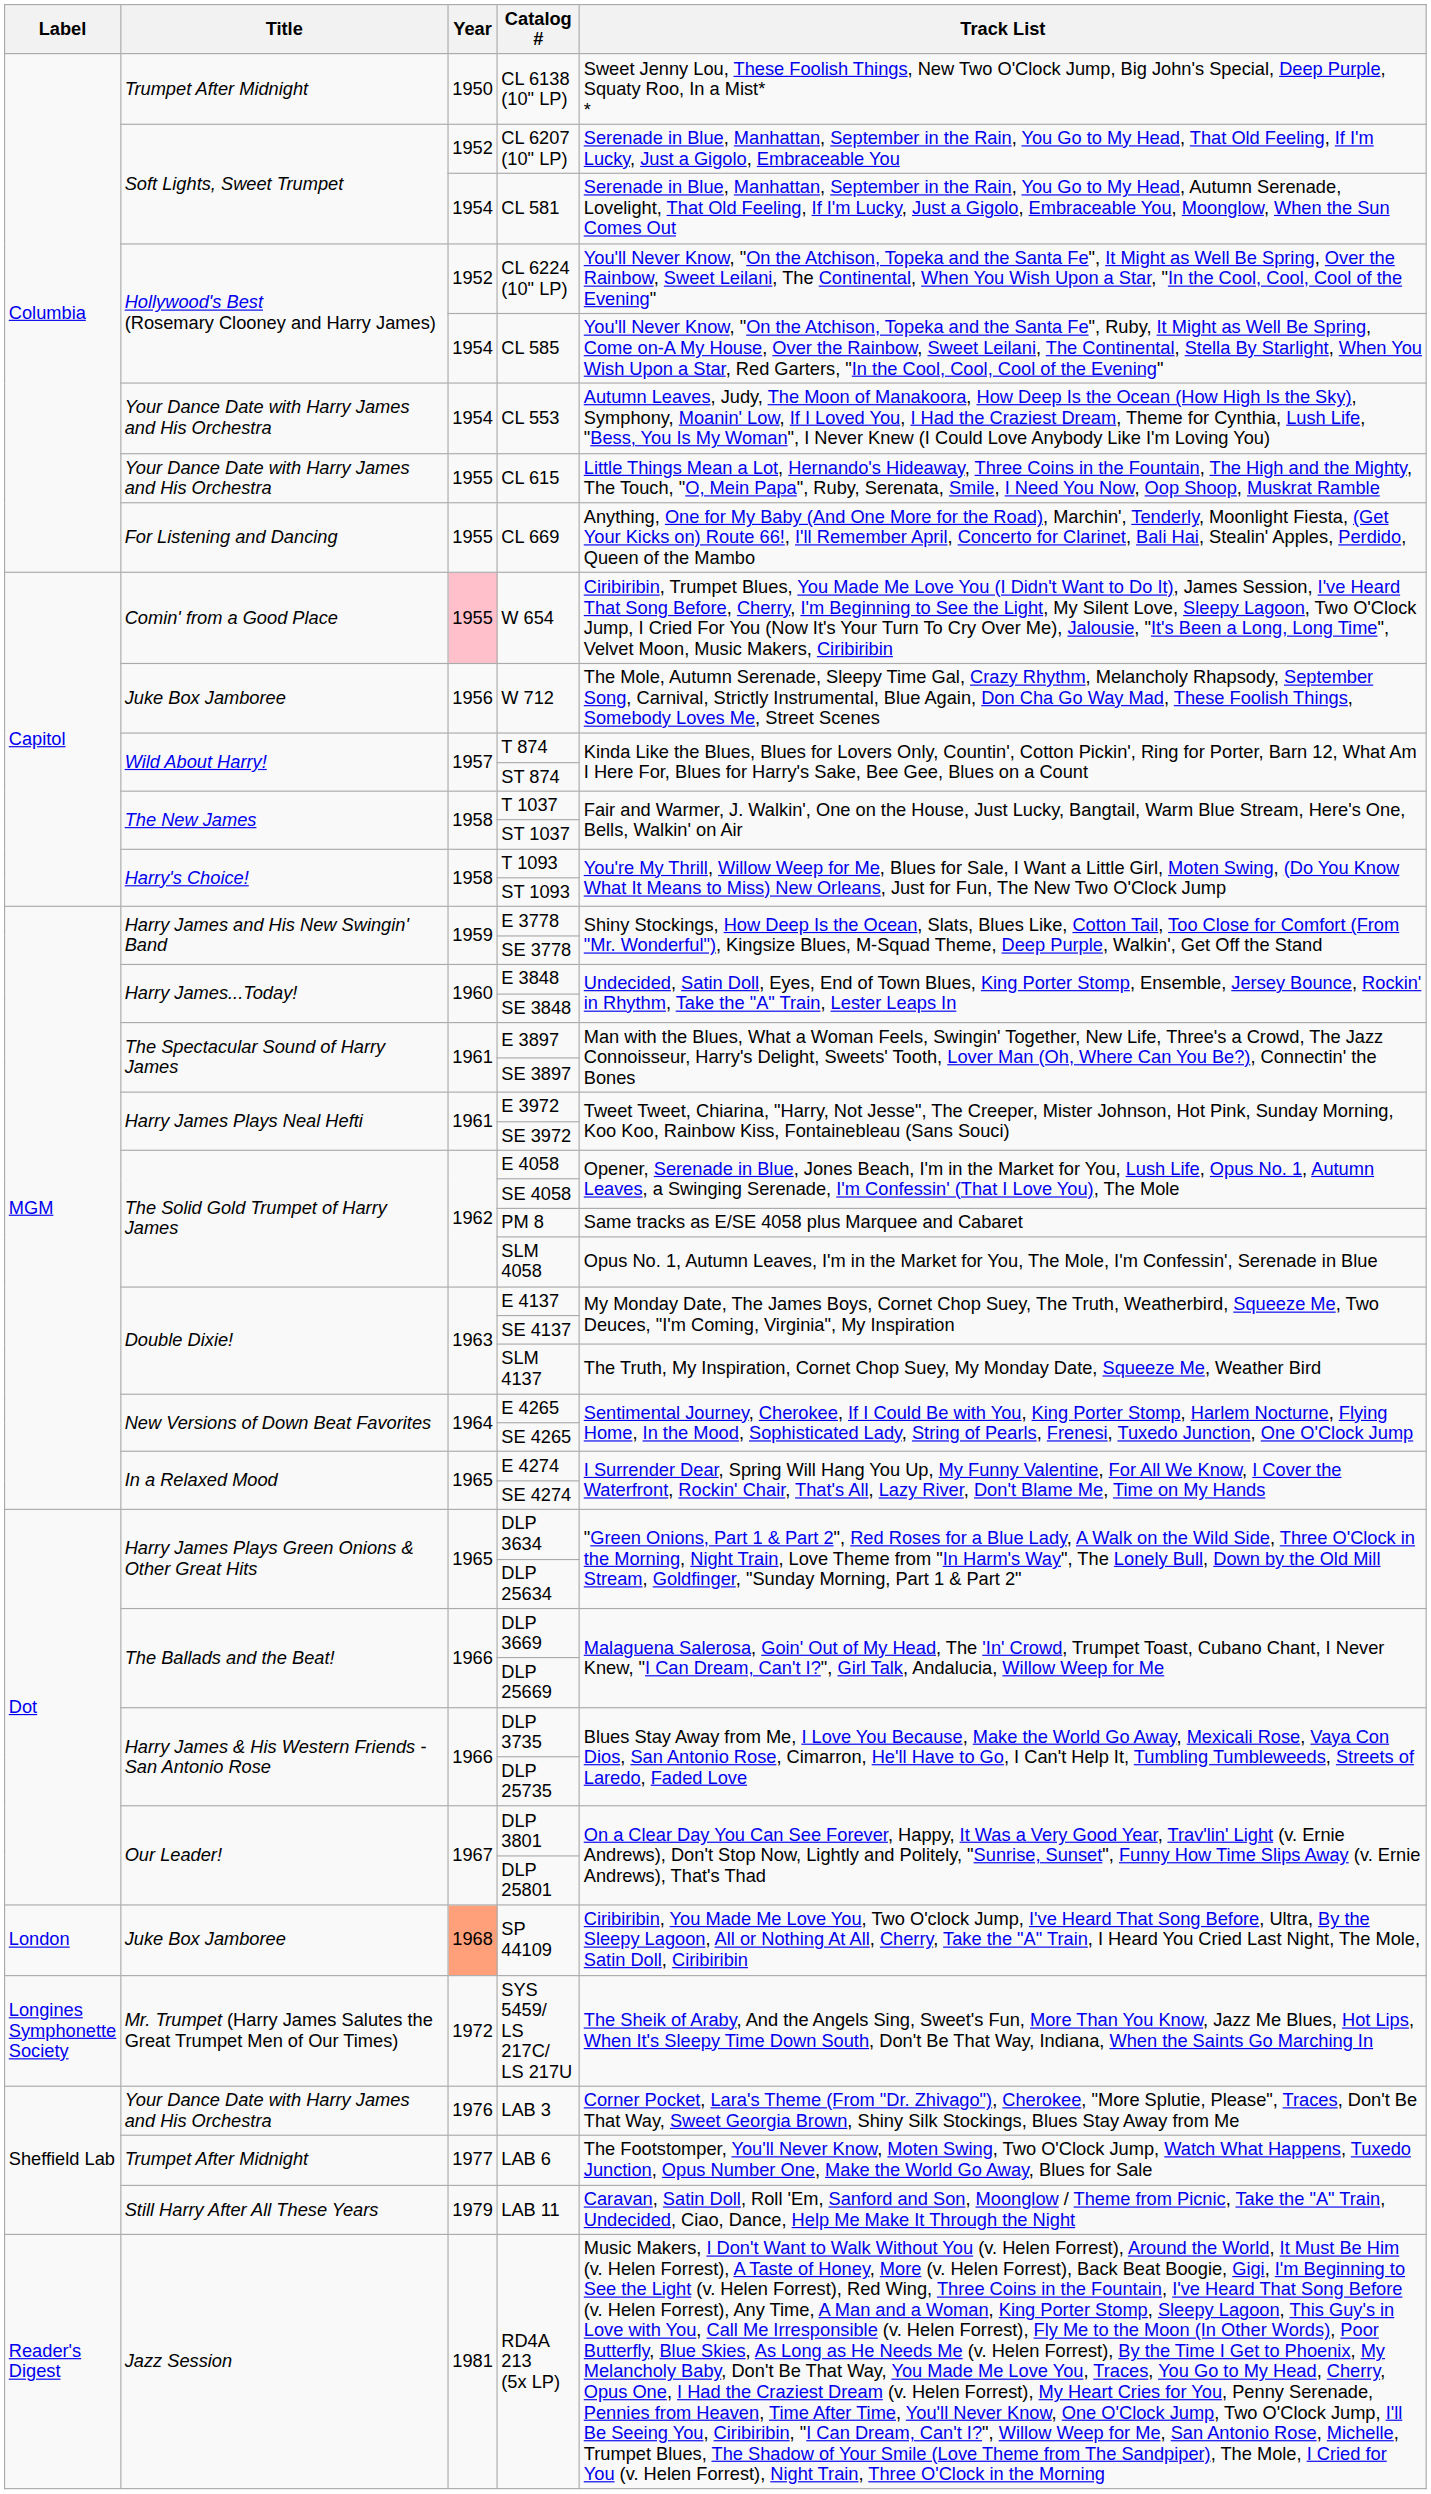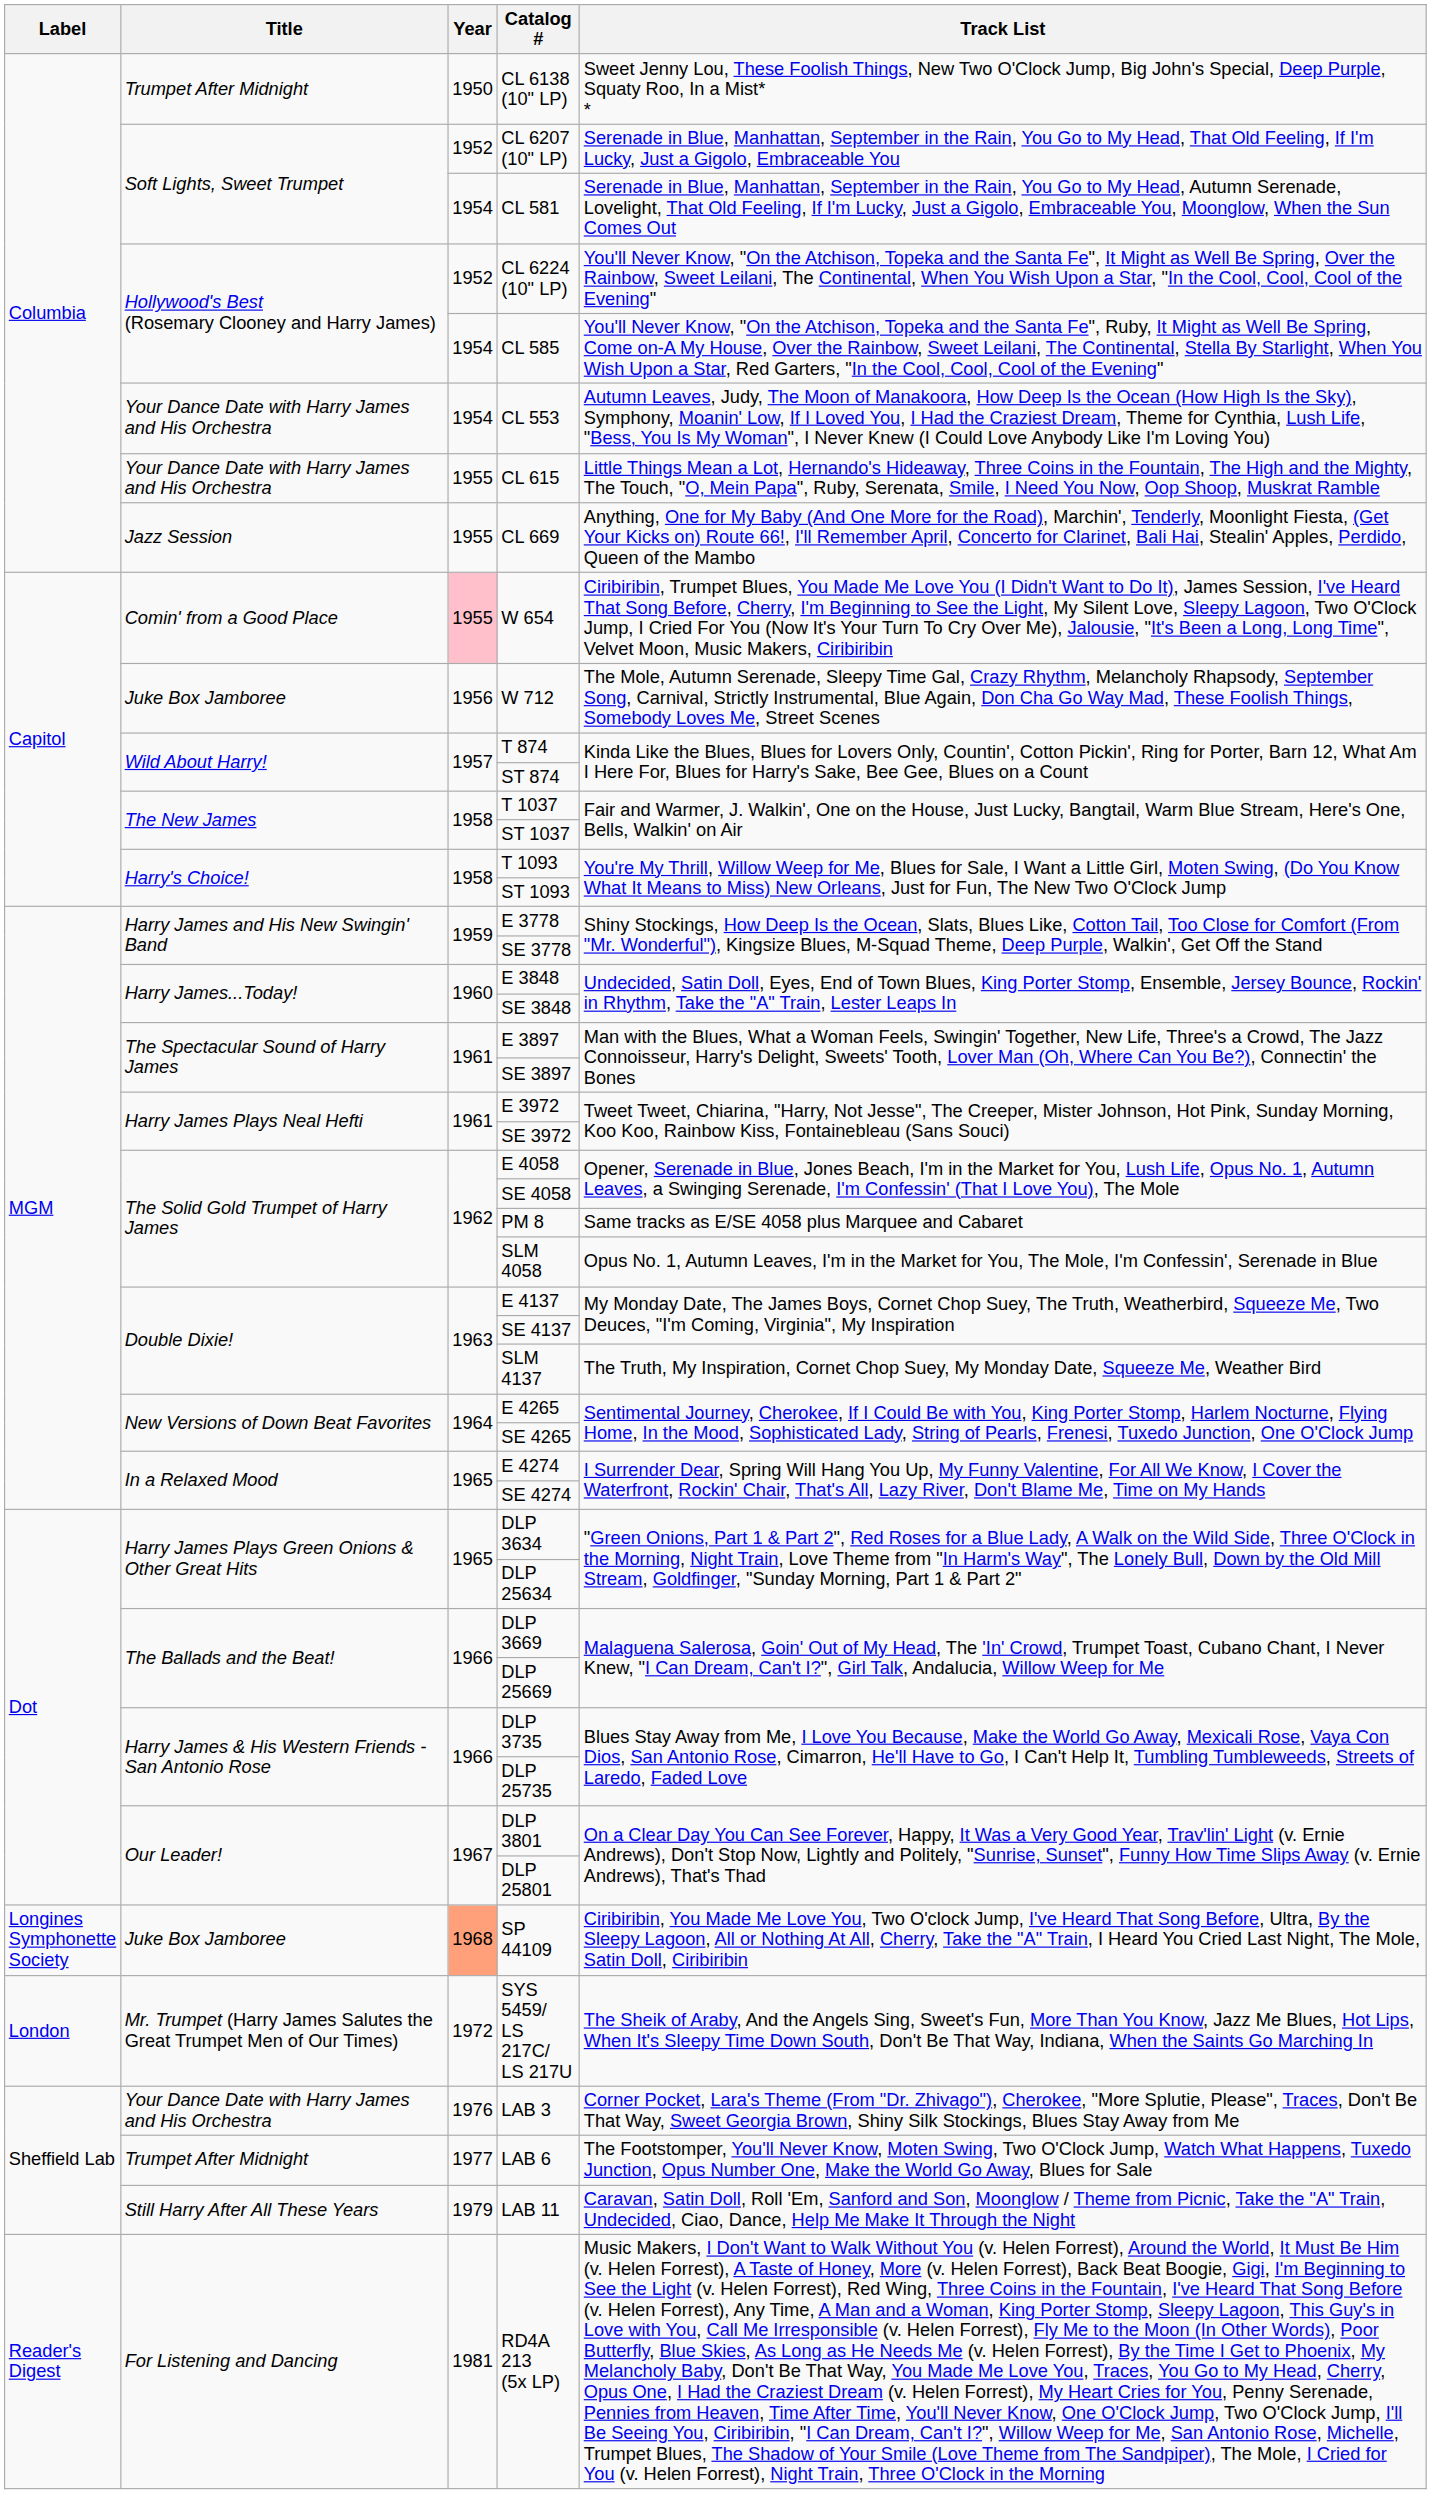(231, 537) For Listening and Dancing -> (178, 537) Jazz Session
(39, 1940) London -> (63, 1940) Longines Symphonette Society
(63, 2030) Longines Symphonette Society -> (39, 2030) London
(178, 2361) Jazz Session -> (231, 2361) For Listening and Dancing
